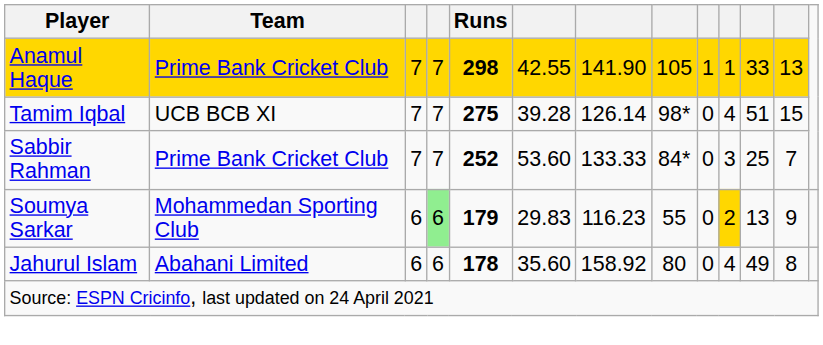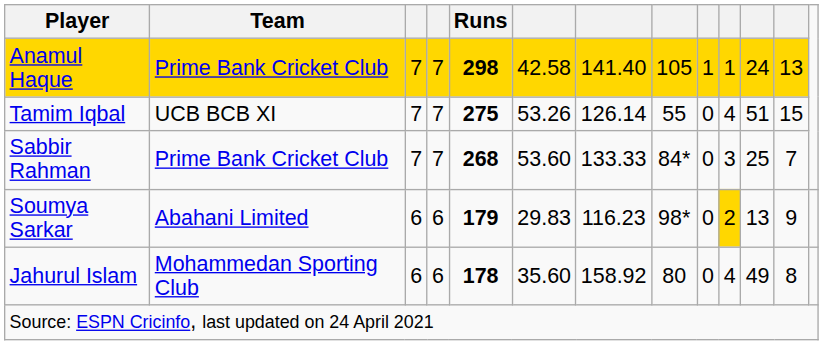(544, 67) 42.55 -> (544, 67) 42.58
(614, 67) 141.90 -> (614, 67) 141.40
(758, 67) 33 -> (758, 67) 24
(544, 113) 39.28 -> (544, 113) 53.26
(674, 113) 98* -> (674, 113) 55
(481, 159) 252 -> (481, 159) 268
(266, 217) Mohammedan Sporting Club -> (232, 217) Abahani Limited
(438, 217) lightgreen background -> (438, 217) no background
(674, 217) 55 -> (674, 217) 98*
(232, 263) Abahani Limited -> (266, 275) Mohammedan Sporting Club
